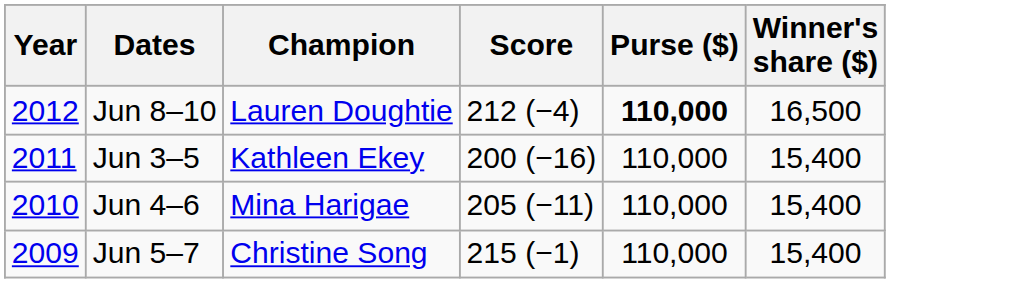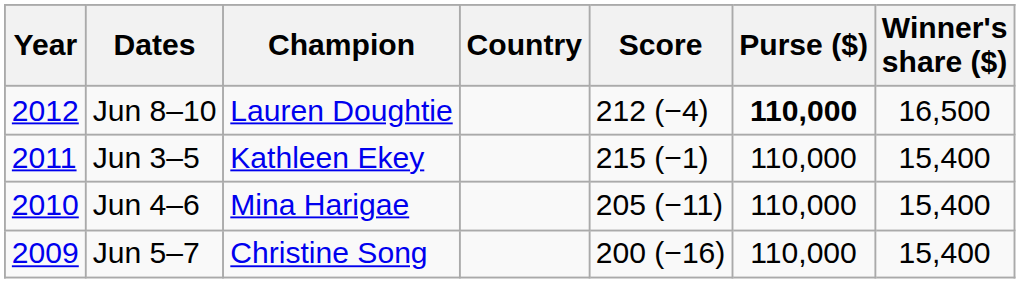+ column: (524, 45)
(531, 157) 200 (−16) -> (652, 157) 215 (−1)
(523, 253) 215 (−1) -> (661, 253) 200 (−16)
